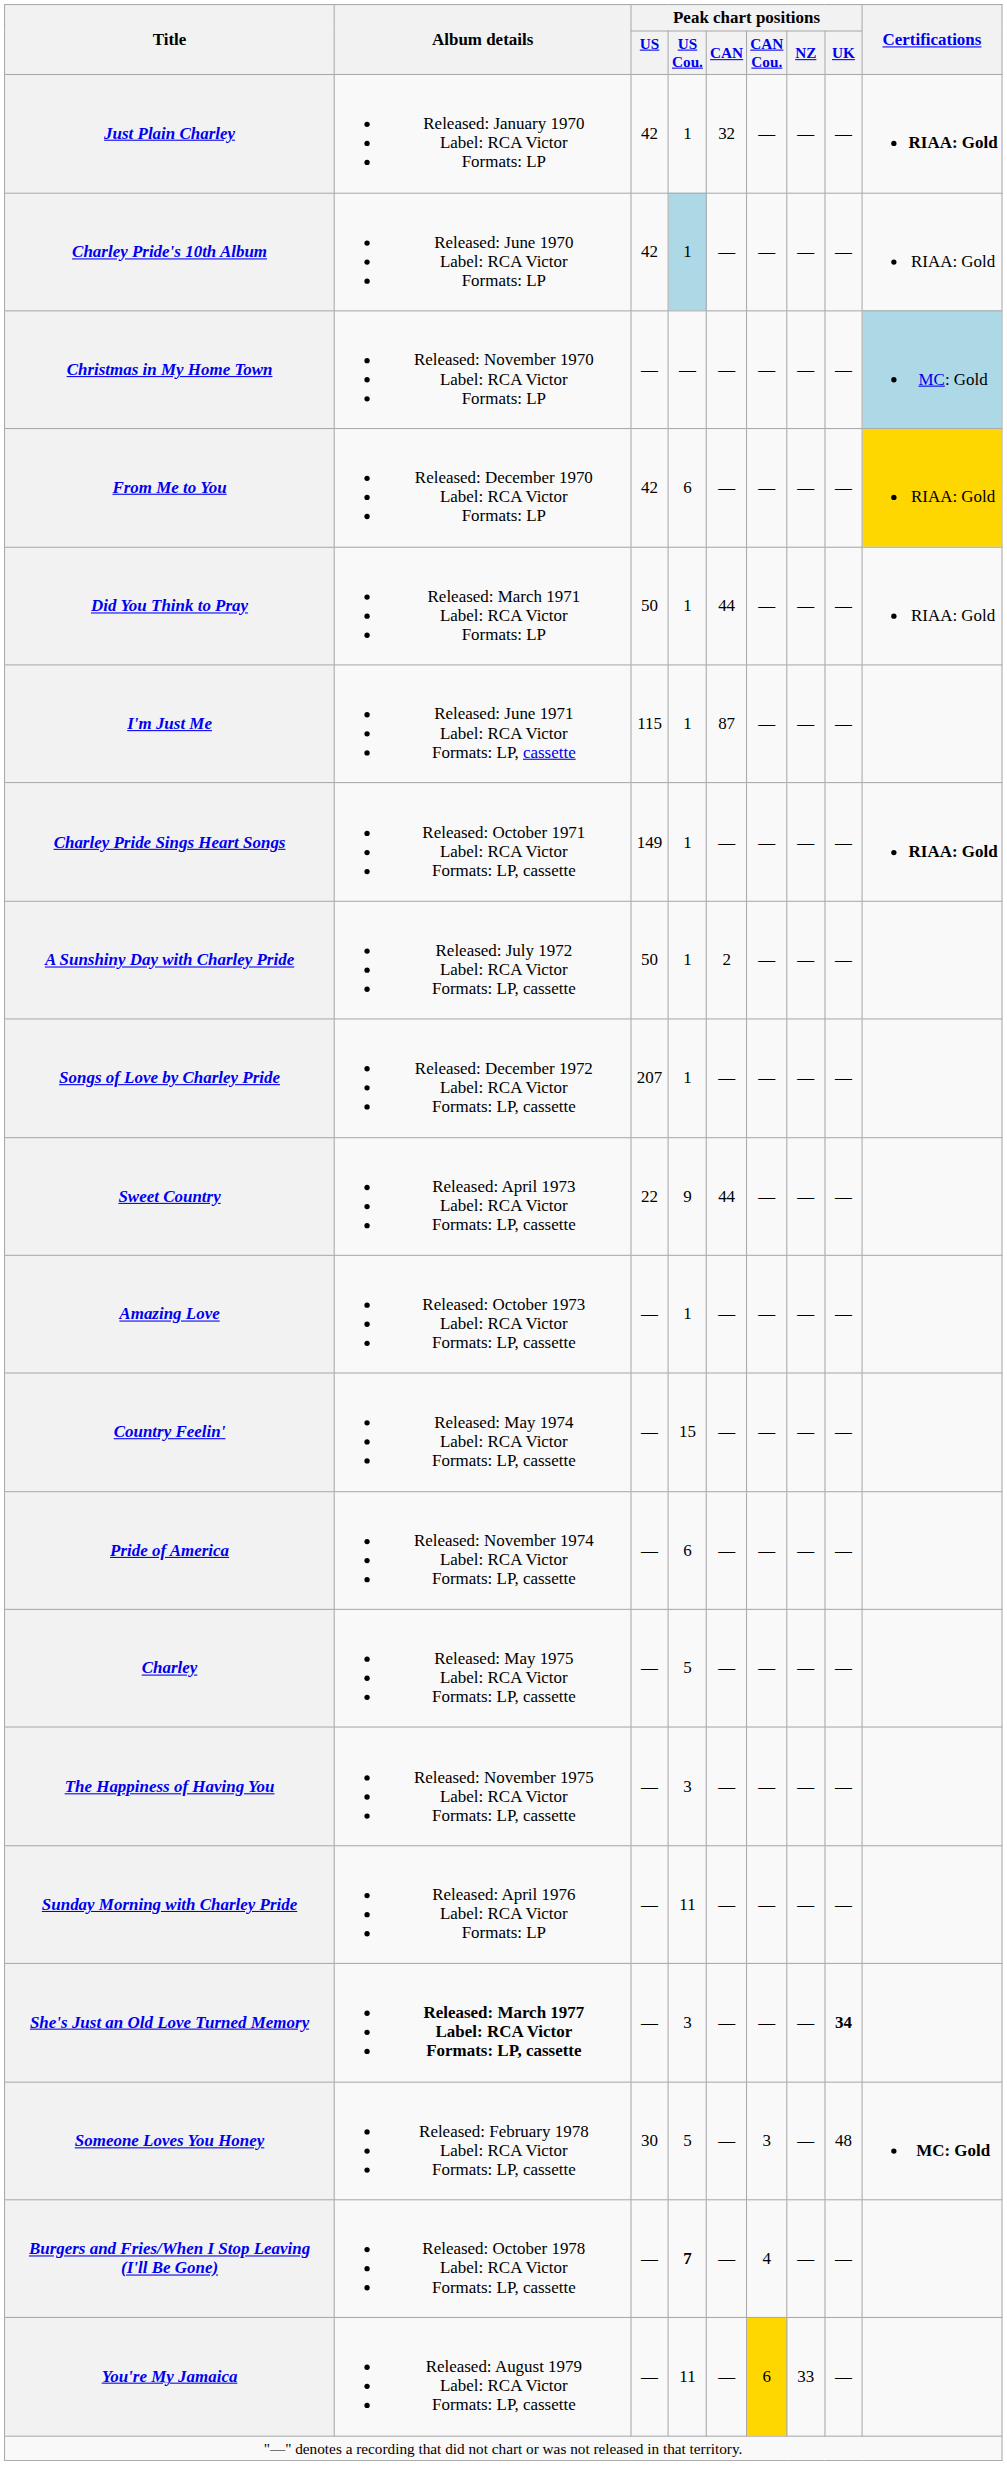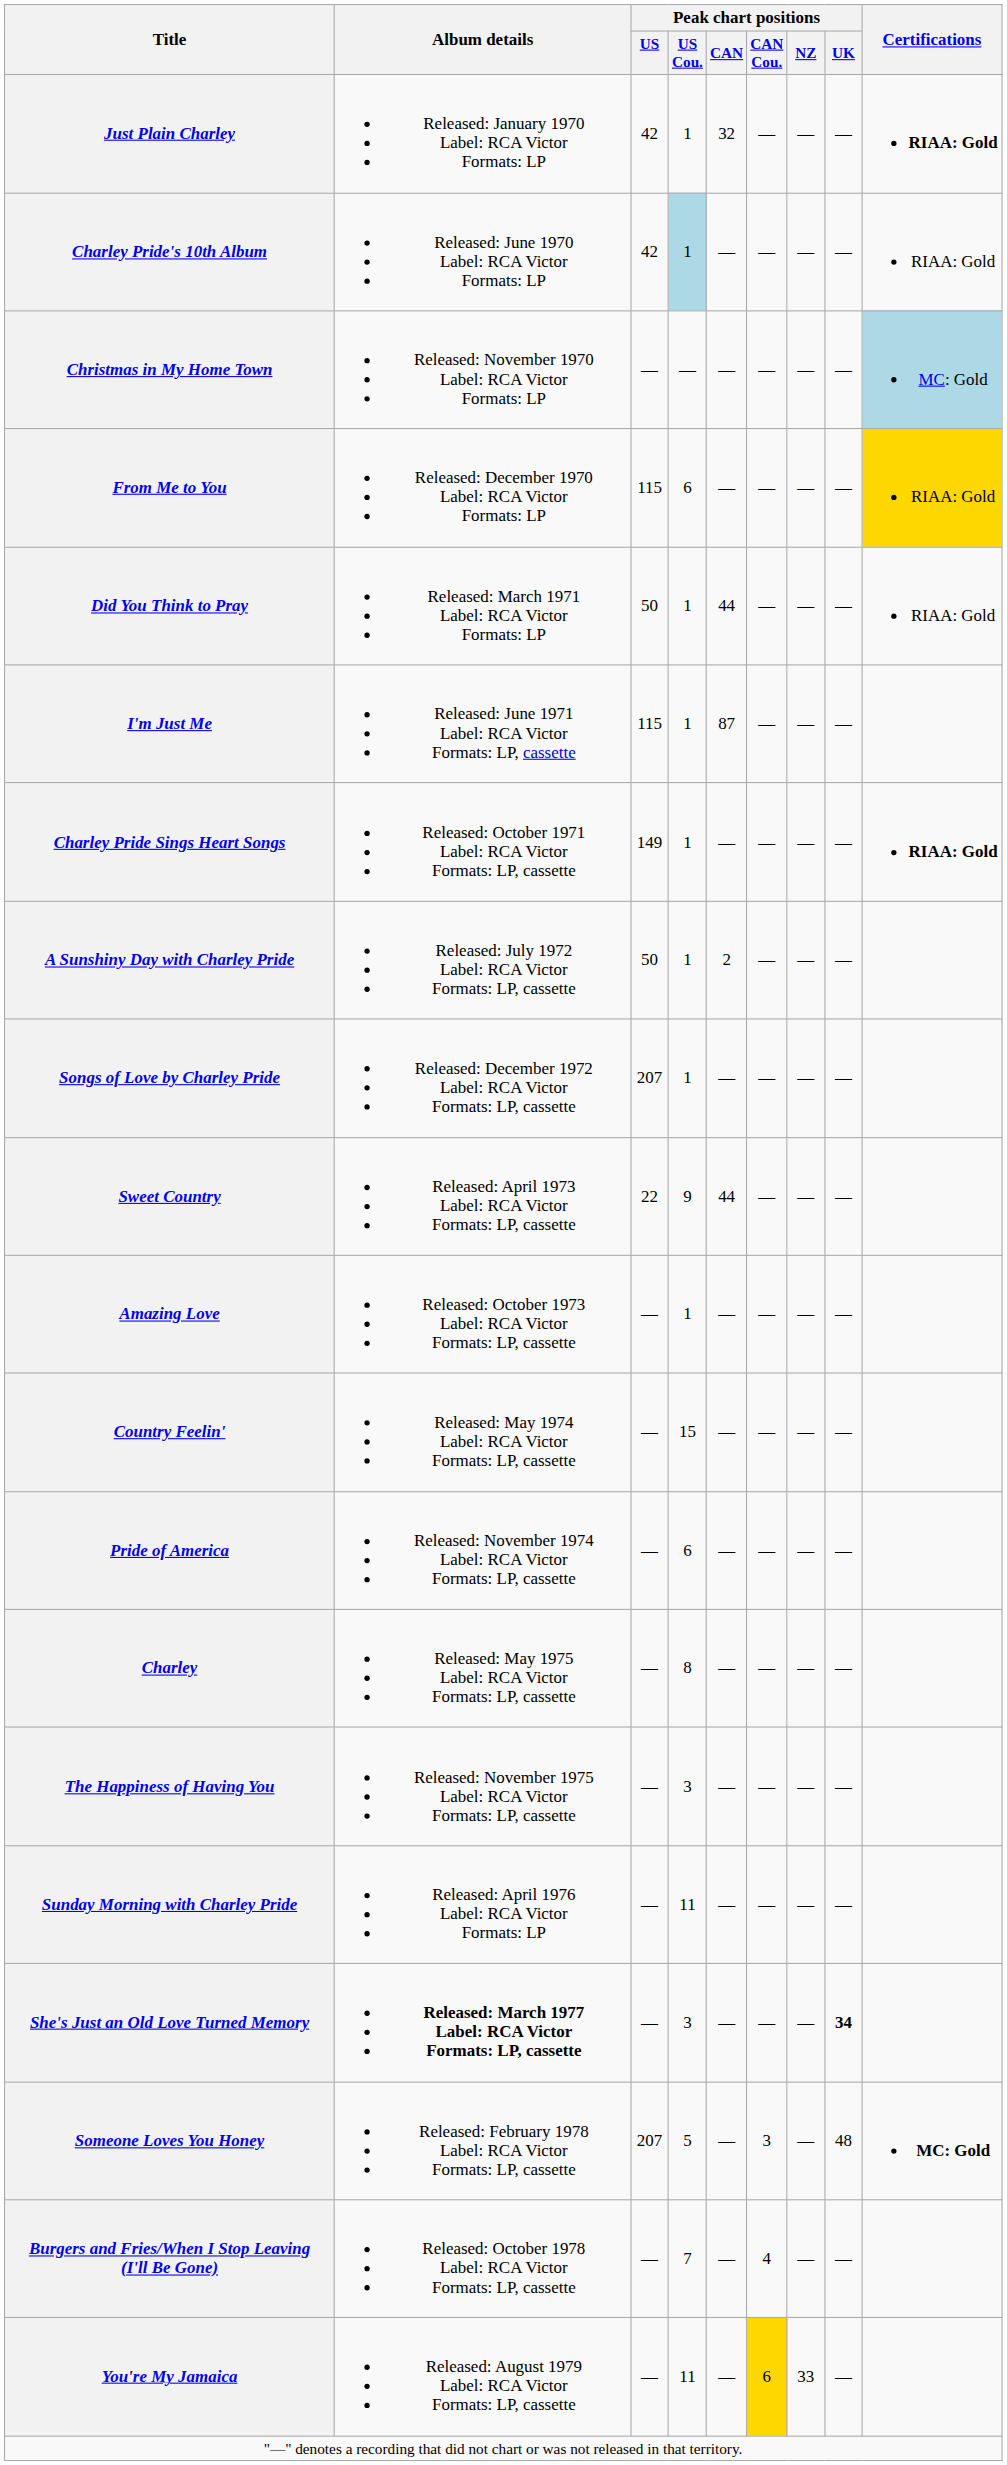(650, 487) 42 -> (650, 487) 115
(687, 1668) 5 -> (687, 1668) 8
(650, 2140) 30 -> (650, 2140) 207
(687, 2258) bold -> (687, 2258) normal
